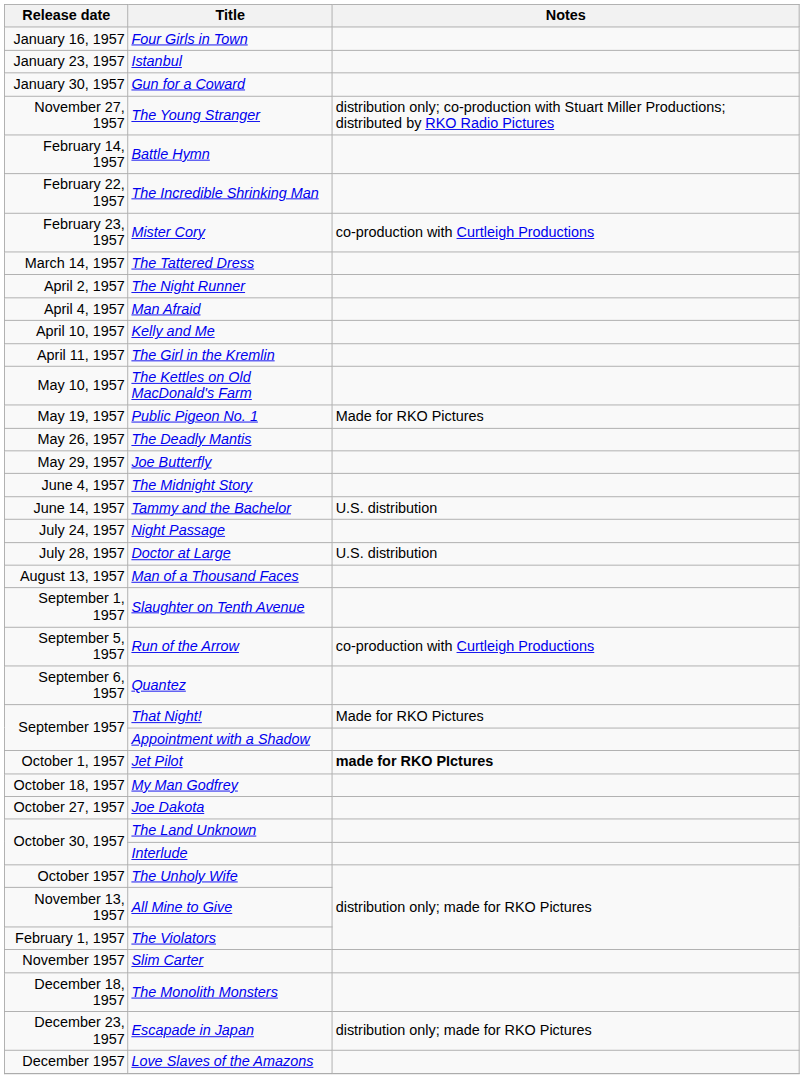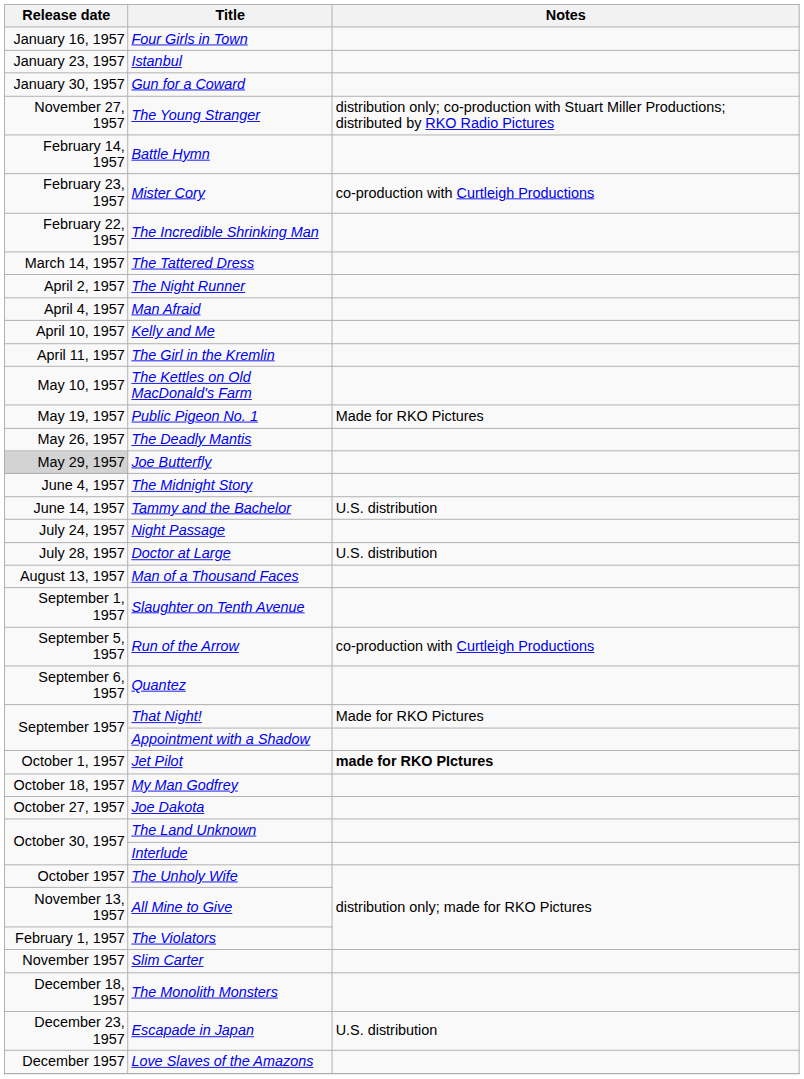rows swapped: (225, 193) <-> (168, 232)
(81, 462) no background -> (81, 462) lightgrey background
(464, 1031) distribution only; made for RKO Pictures -> (387, 1031) U.S. distribution
